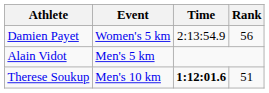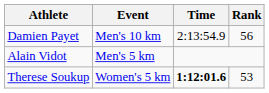(133, 36) Women's 5 km -> (128, 36) Men's 10 km
(128, 78) Men's 10 km -> (133, 78) Women's 5 km
(247, 78) 51 -> (247, 78) 53
